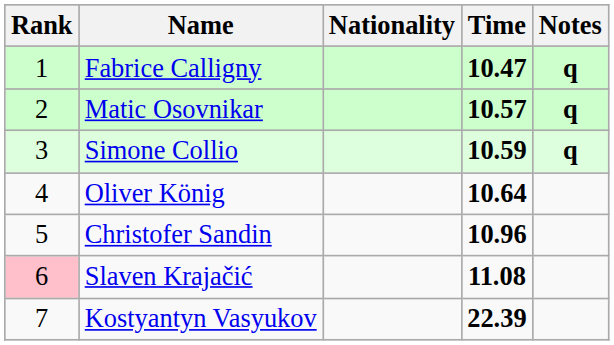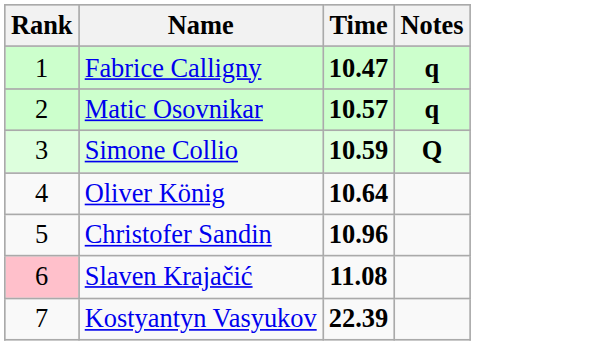- column: (392, 25)
(570, 151) q -> (432, 151) Q
